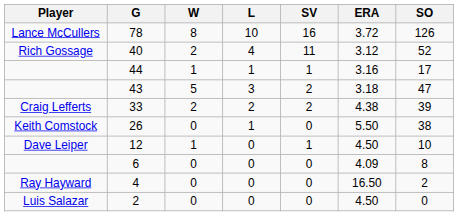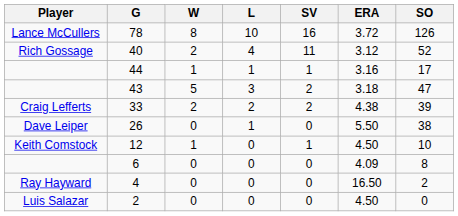(56, 126) Keith Comstock -> (56, 126) Dave Leiper
(56, 145) Dave Leiper -> (56, 145) Keith Comstock
